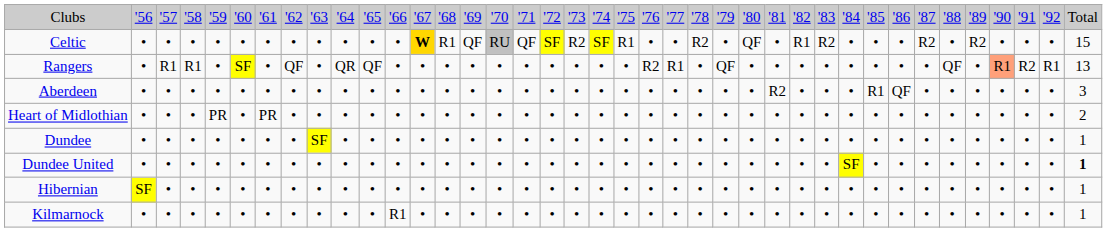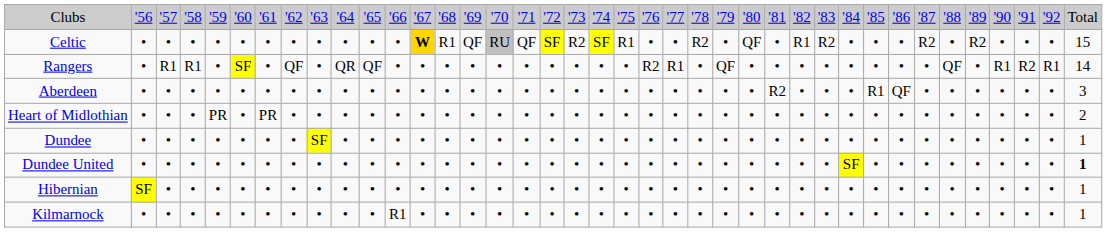(1002, 66) lightsalmon background -> (1002, 66) no background
(1083, 66) 13 -> (1083, 66) 14
